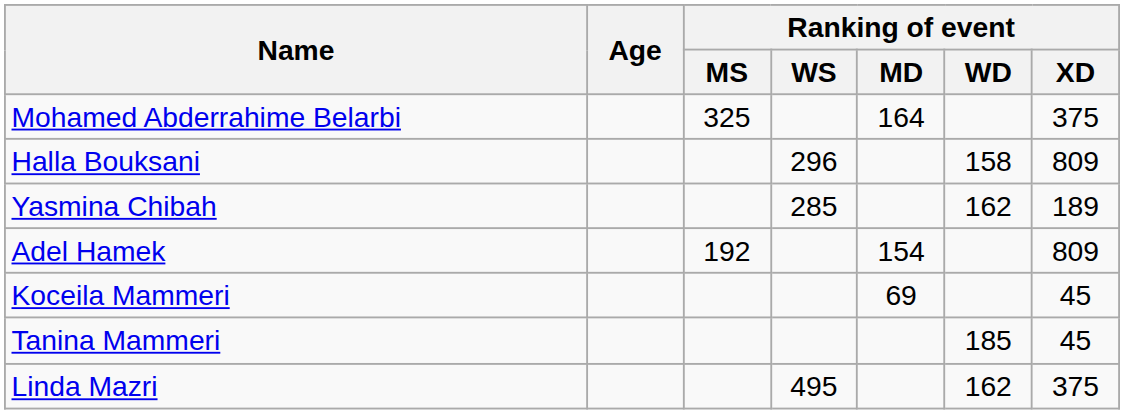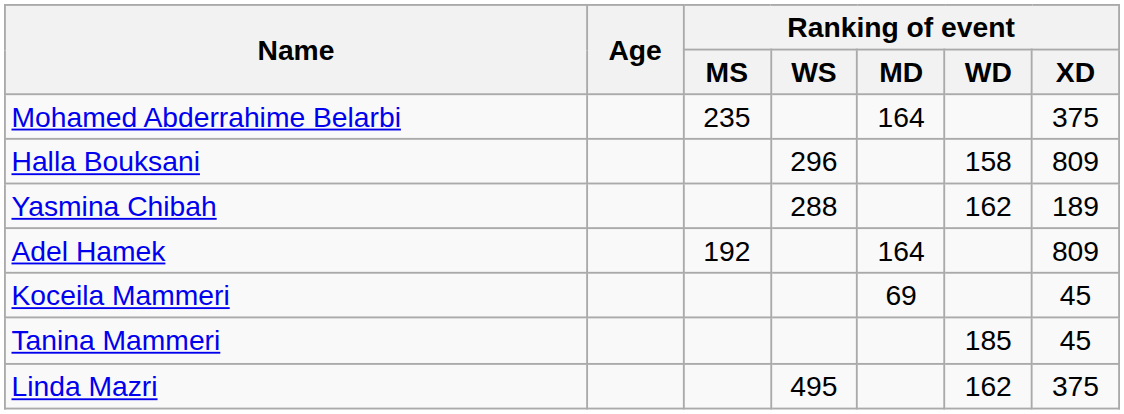(727, 117) 325 -> (727, 117) 235
(814, 207) 285 -> (814, 207) 288
(901, 251) 154 -> (901, 251) 164
